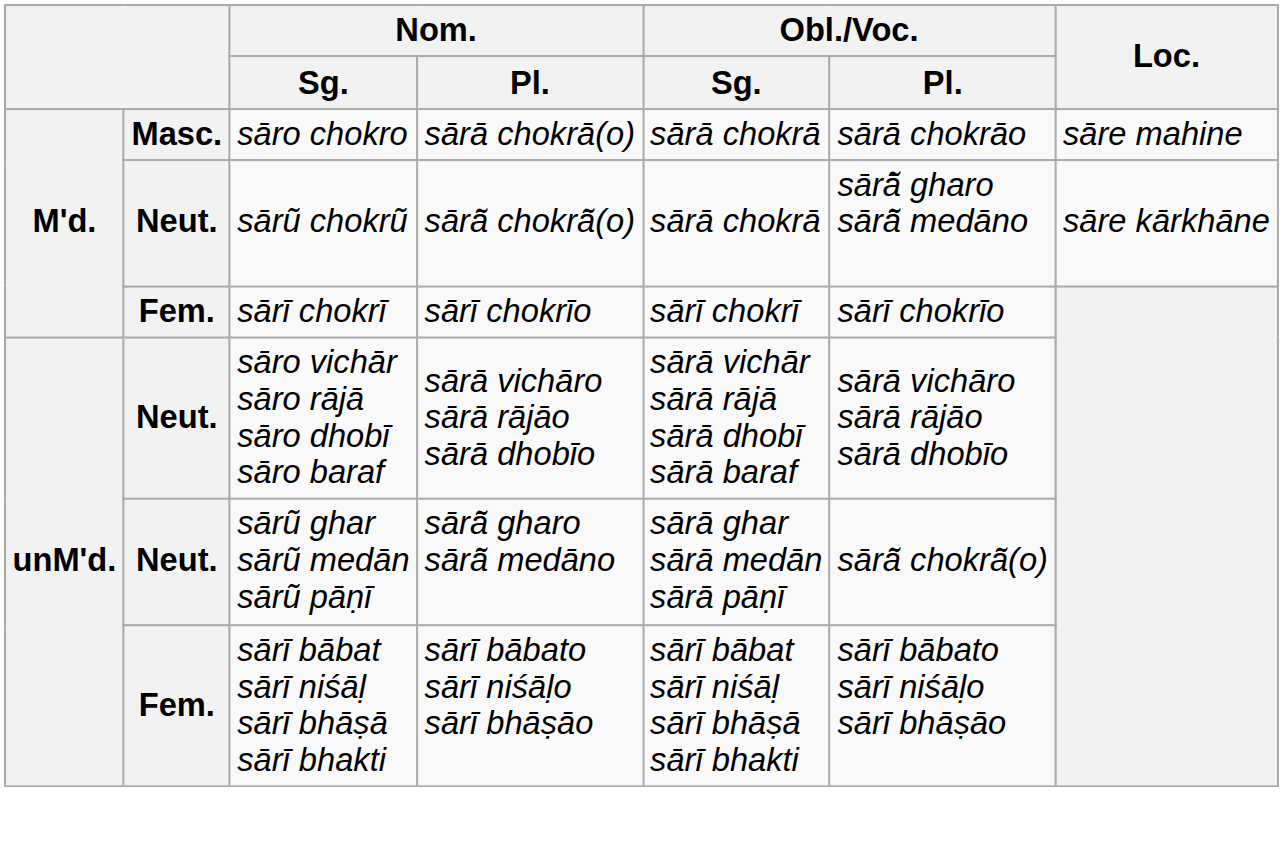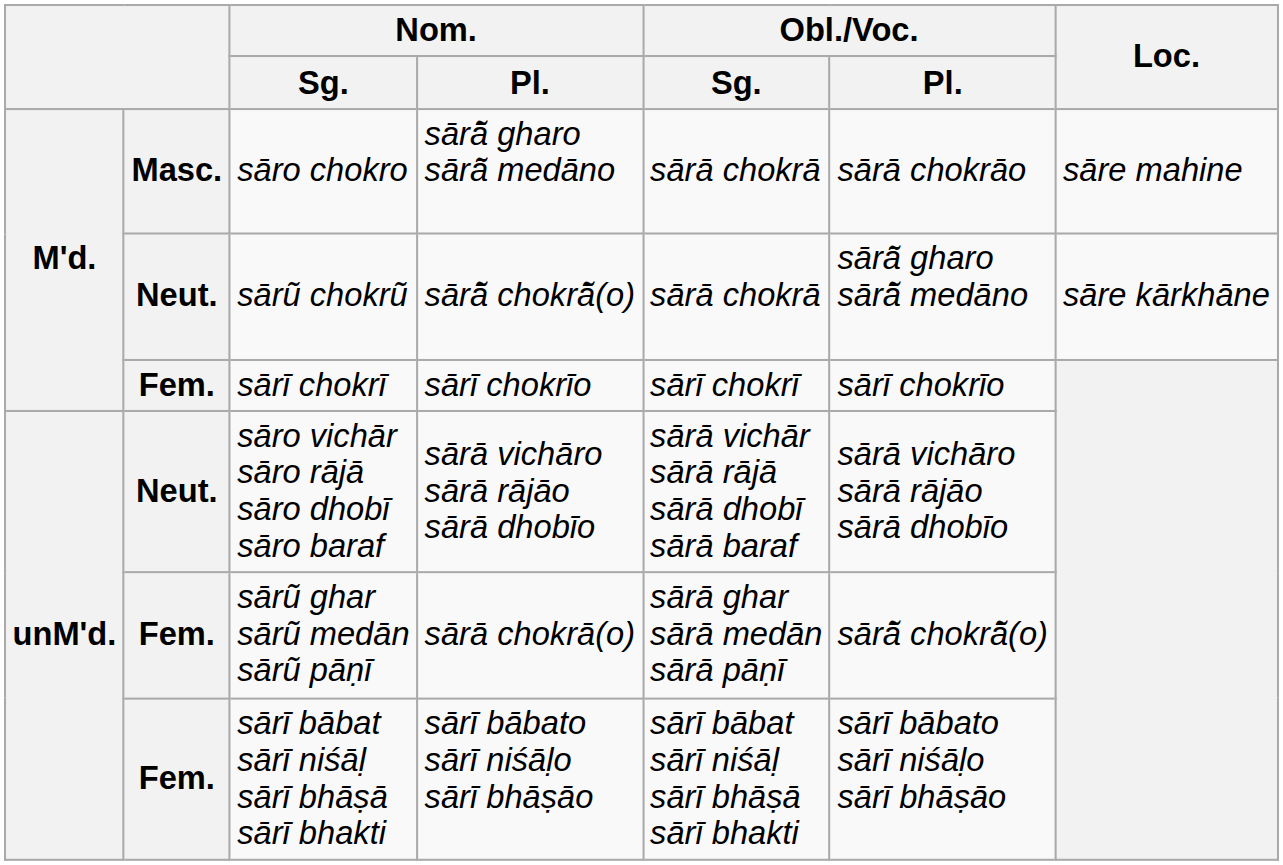(530, 133) sārā chokrā(o) -> (520, 152) sārā̃ gharo sārā̃ medāno
(177, 561) Neut. -> (177, 634) Fem.
(520, 542) sārā̃ gharo sārā̃ medāno -> (530, 634) sārā chokrā(o)
